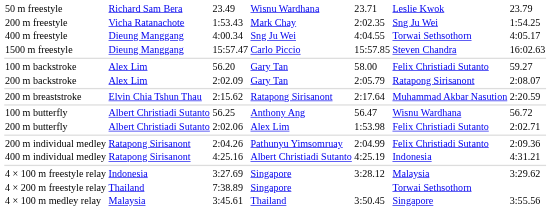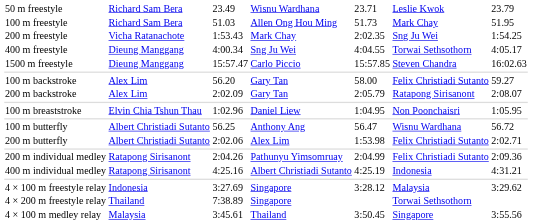+ row: (36, 22)
+ row: (43, 110)
- row: (43, 96)
